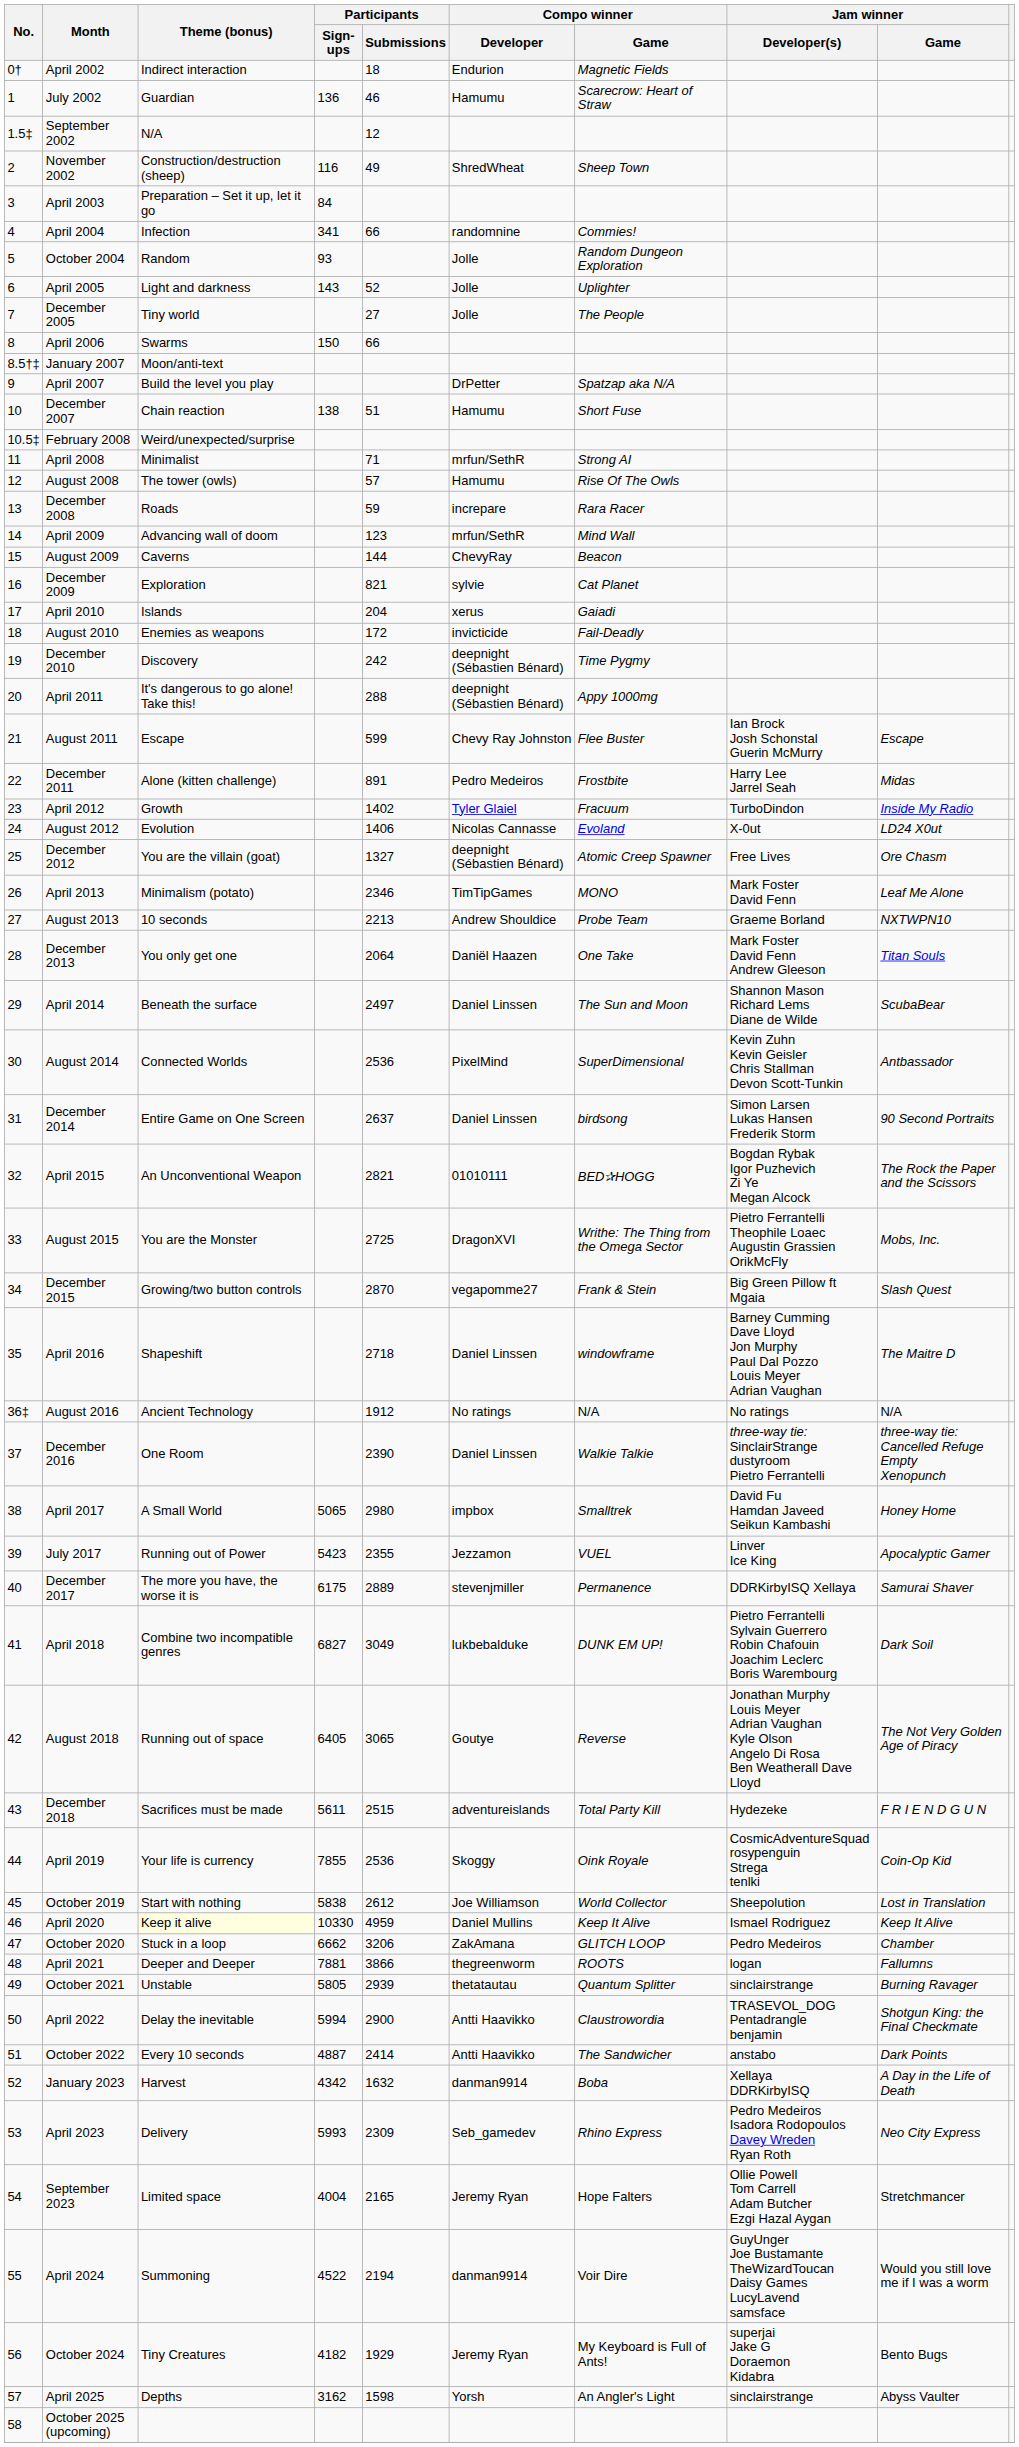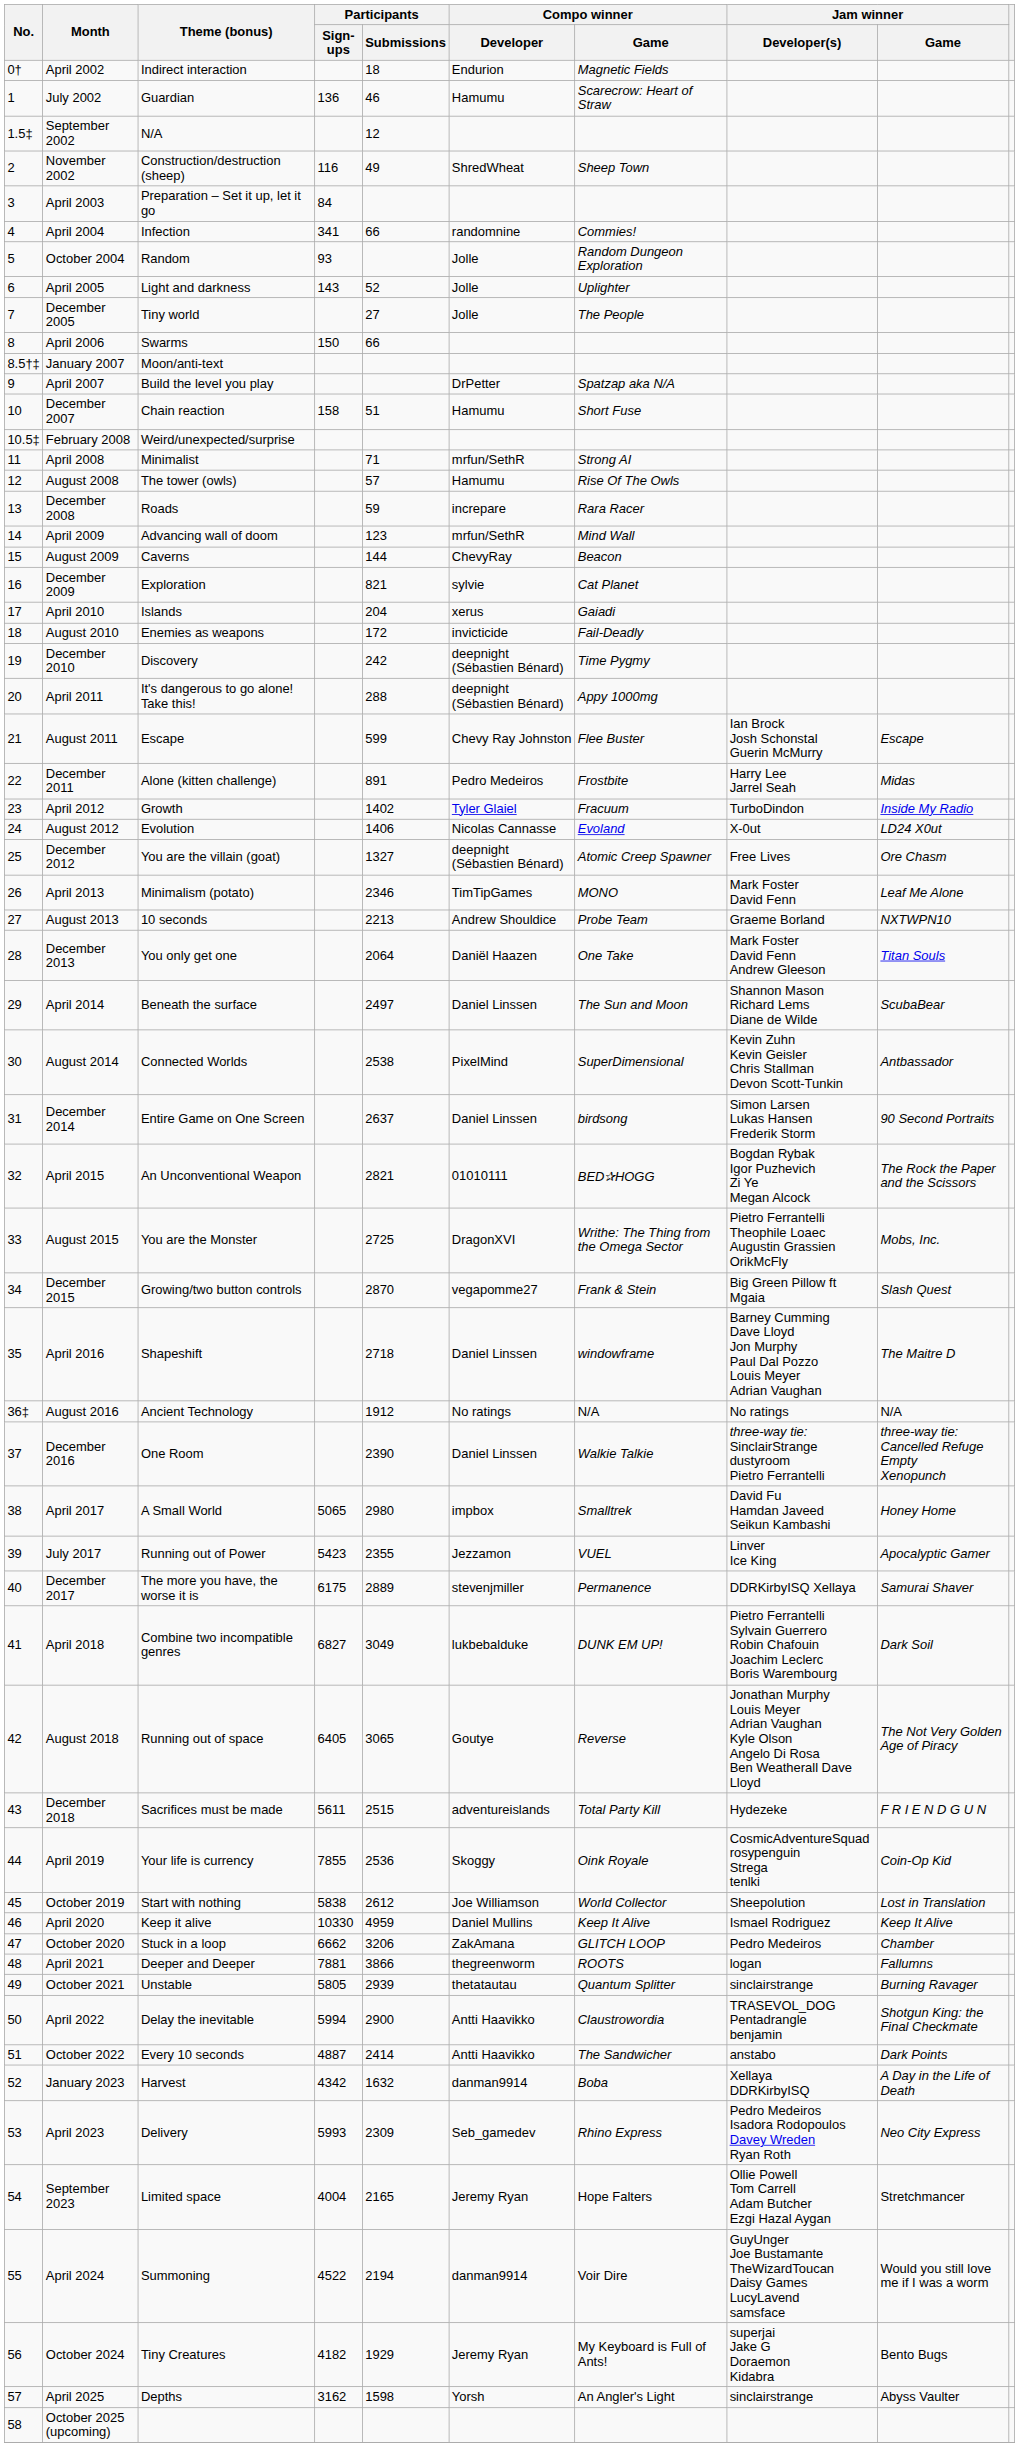(328, 411) 138 -> (328, 411) 158
(380, 1062) 2536 -> (380, 1062) 2538
(176, 1923) lightyellow background -> (176, 1923) no background
